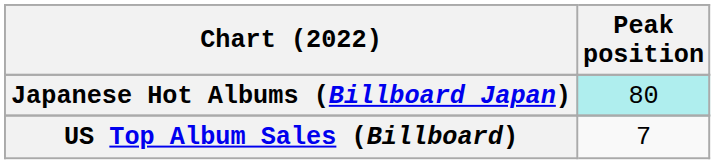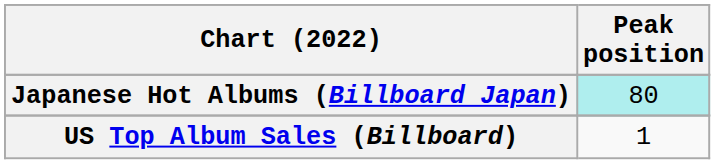(644, 137) 7 -> (644, 137) 1
